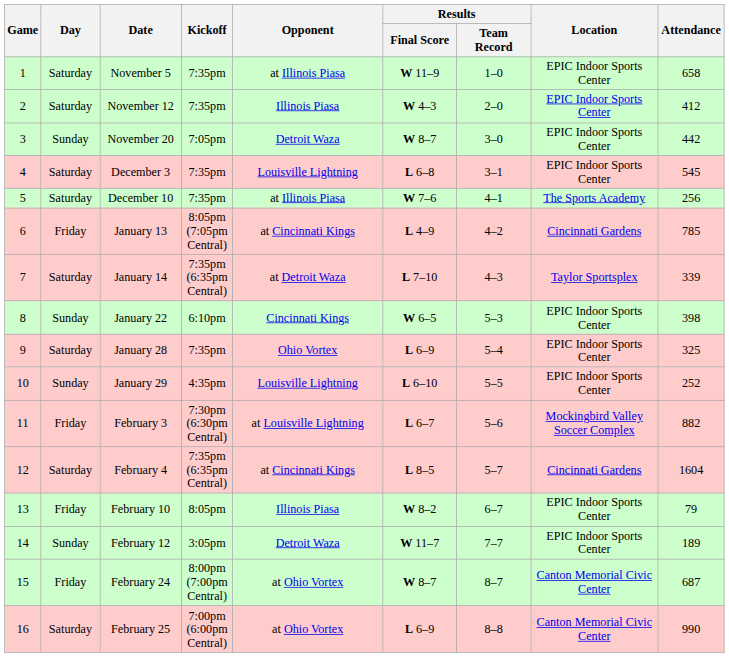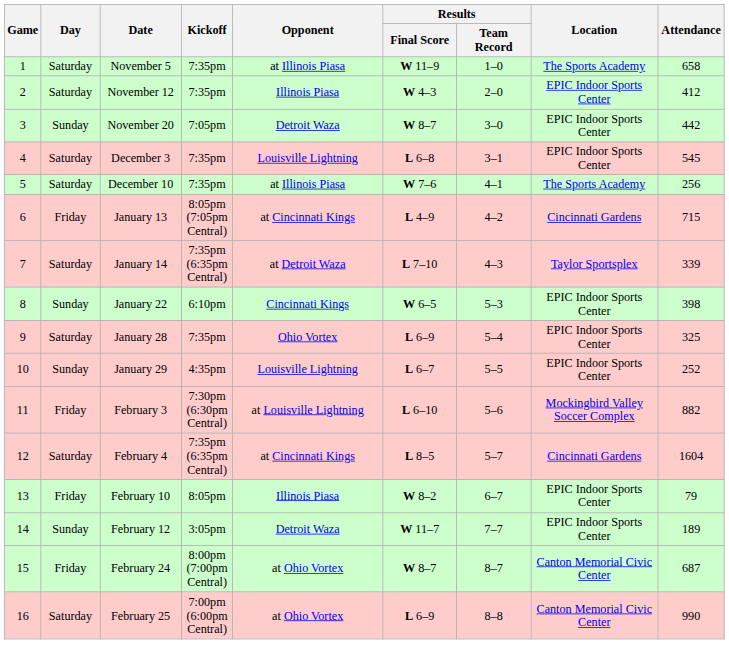(594, 73) EPIC Indoor Sports Center -> (594, 66) The Sports Academy
(691, 231) 785 -> (691, 217) 715
(420, 383) L 6–10 -> (420, 369) L 6–7
(420, 423) L 6–7 -> (420, 409) L 6–10
